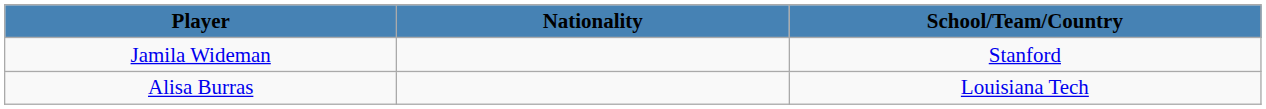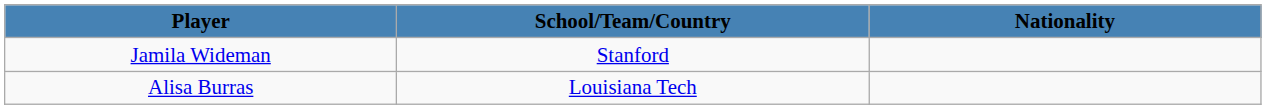columns swapped: (593, 21) <-> (1025, 21)
